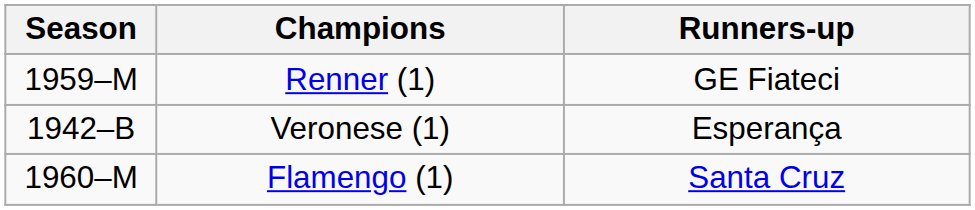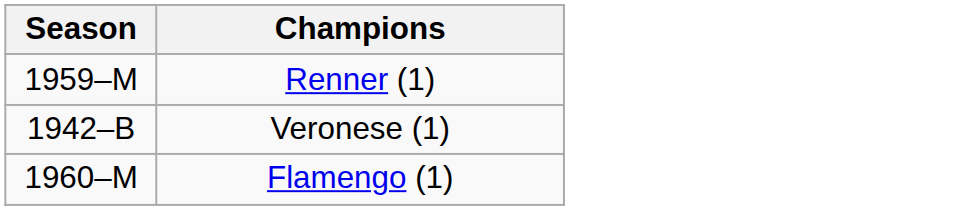- column: (767, 29)
